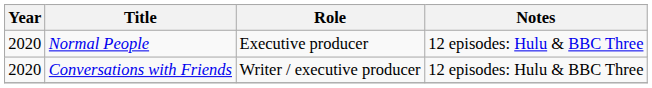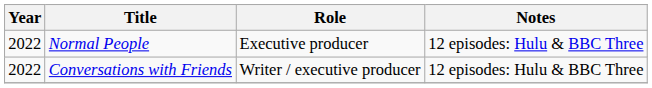(25, 43) 2020 -> (25, 43) 2022
(25, 69) 2020 -> (25, 69) 2022
